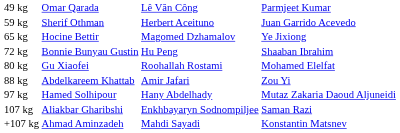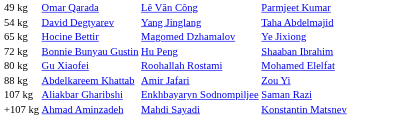+ row: (16, 22)
- row: (16, 22)
- row: (16, 95)
